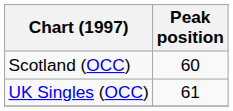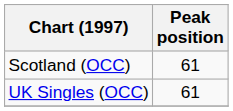(190, 65) 60 -> (190, 65) 61
